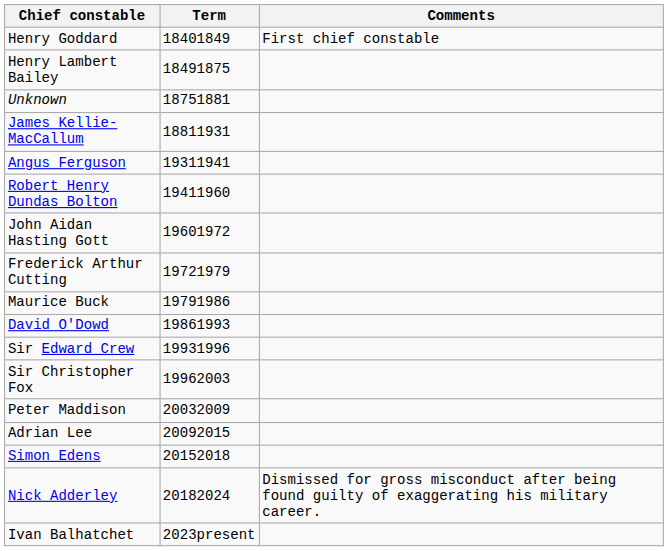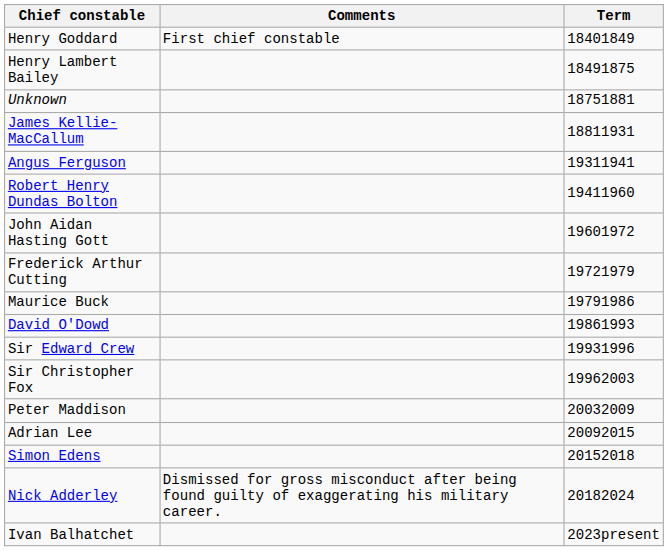columns swapped: (209, 16) <-> (461, 16)
